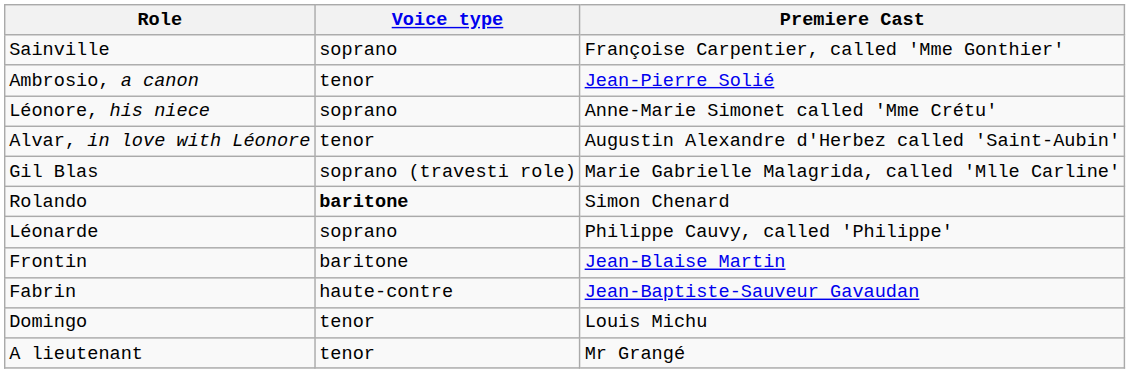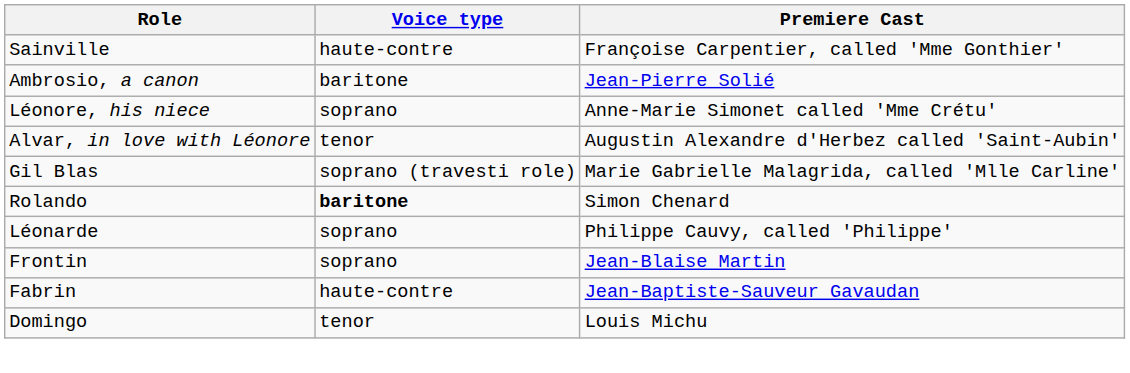(358, 50) soprano -> (386, 50) haute-contre
(347, 80) tenor -> (364, 80) baritone
(364, 262) baritone -> (358, 262) soprano
- row: (76, 353)
